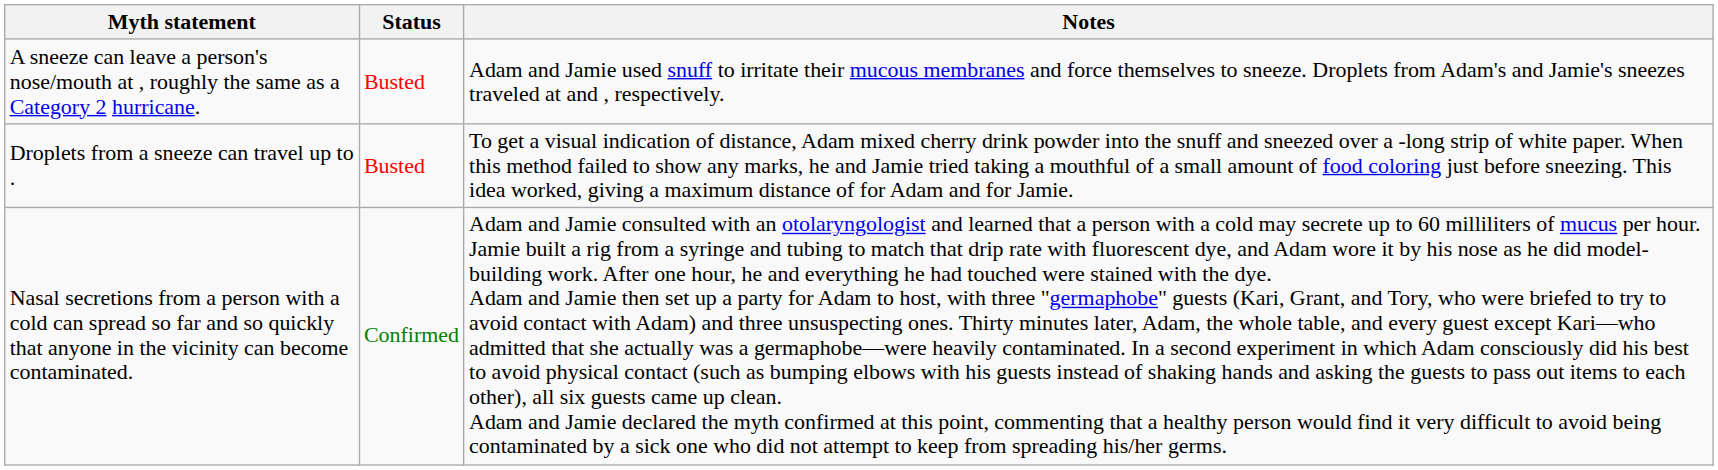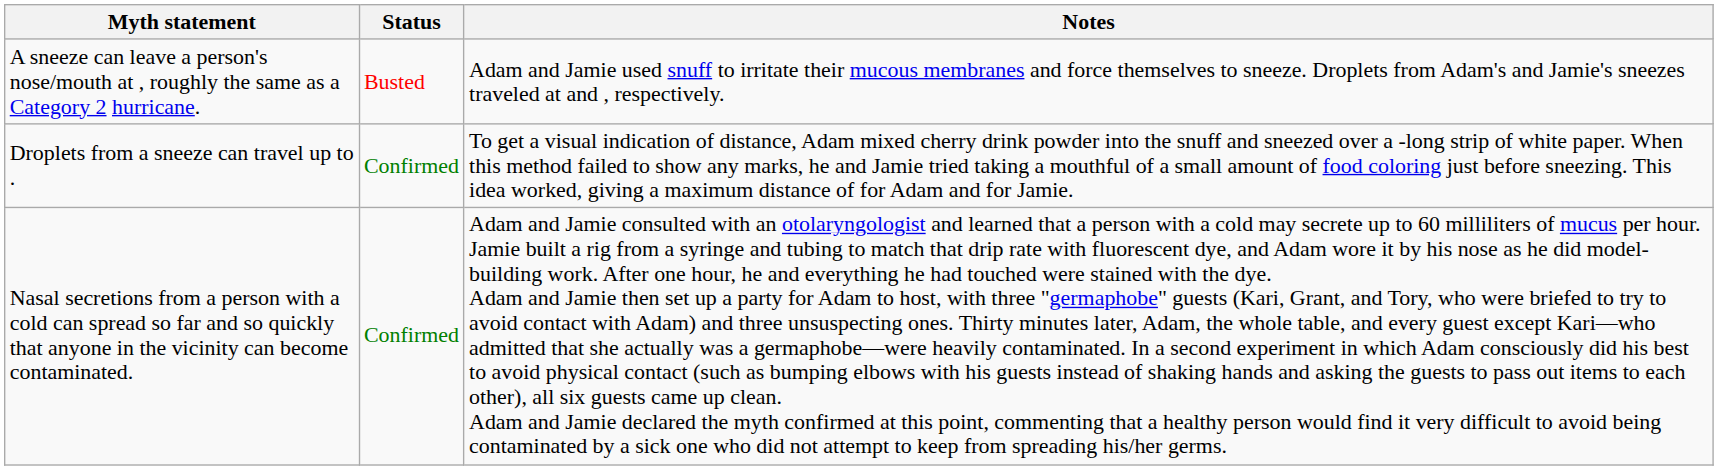(394, 165) Busted -> (411, 165) Confirmed
